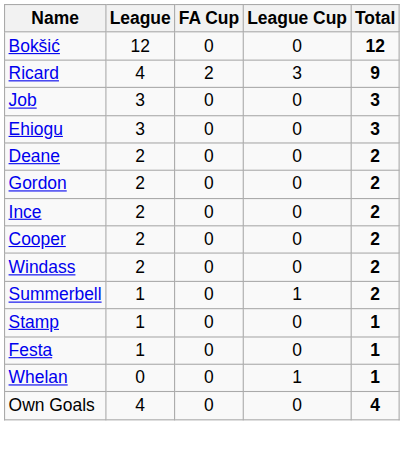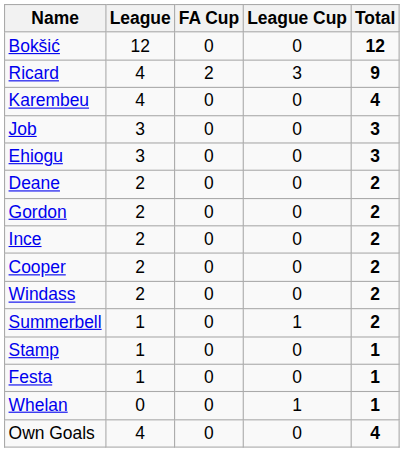+ row: (49, 101)
